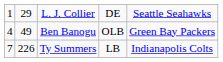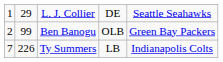(10, 31) 4 -> (10, 31) 2
(26, 31) 49 -> (26, 31) 99
